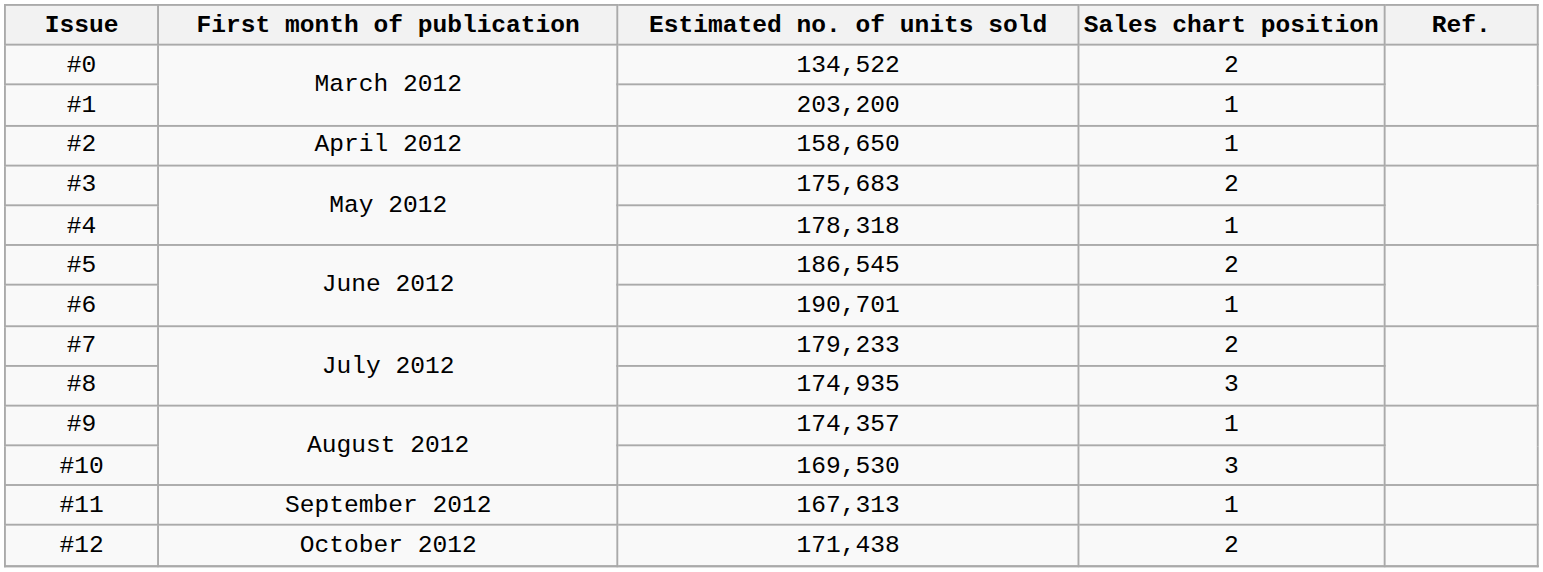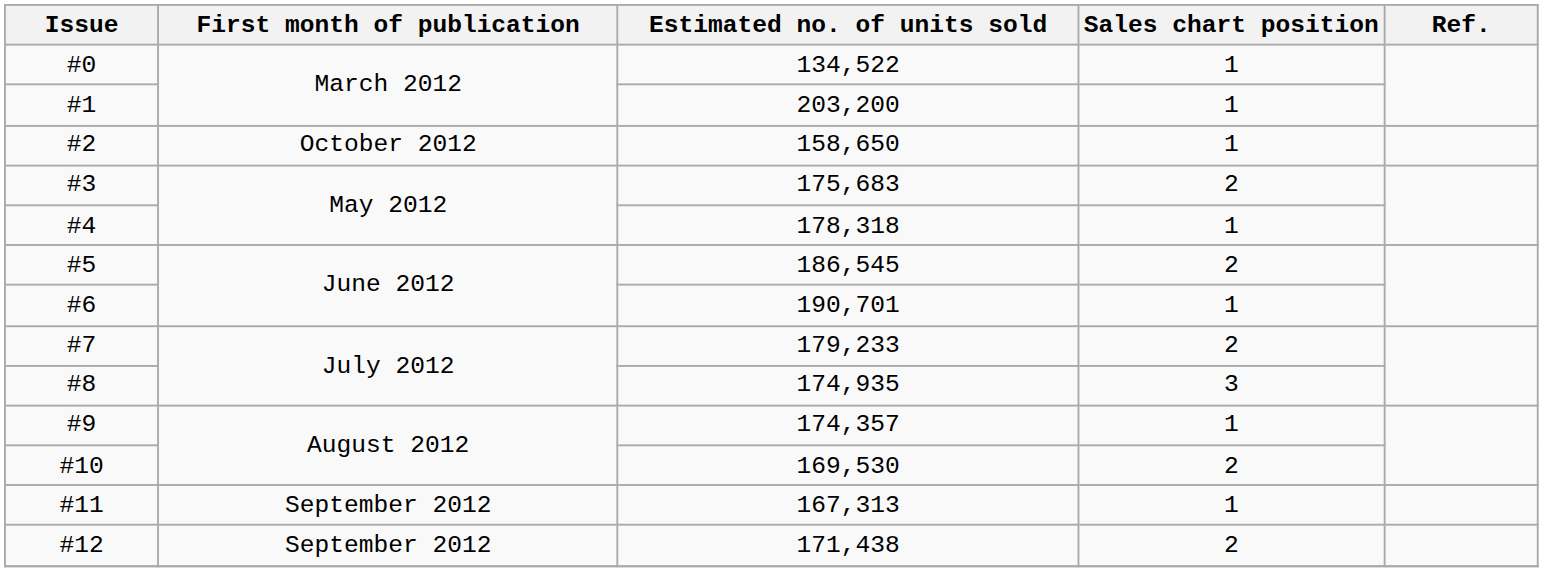(1231, 65) 2 -> (1231, 65) 1
(388, 145) April 2012 -> (388, 145) October 2012
(1231, 465) 3 -> (1231, 465) 2
(388, 546) October 2012 -> (388, 546) September 2012
